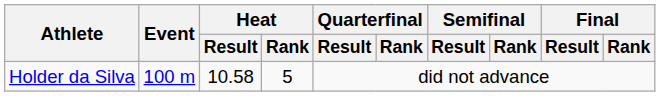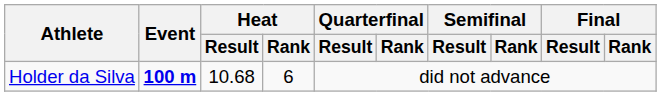(169, 77) normal -> (170, 77) bold
(231, 77) 10.58 -> (232, 77) 10.68
(287, 77) 5 -> (289, 77) 6
